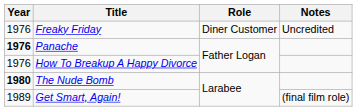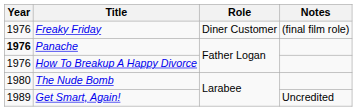(308, 30) Uncredited -> (316, 30) (final film role)
(19, 81) bold -> (19, 81) normal
(316, 98) (final film role) -> (308, 98) Uncredited
